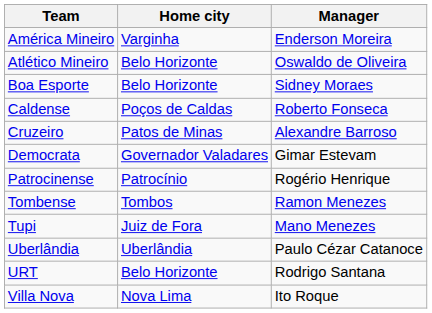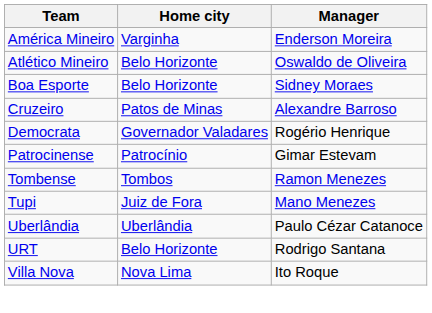- row: (39, 109)
(325, 156) Gimar Estevam -> (332, 132) Rogério Henrique
(332, 179) Rogério Henrique -> (325, 156) Gimar Estevam
